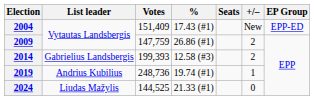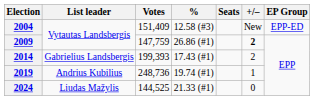(194, 27) 17.43 (#1) -> (194, 27) 12.58 (#3)
(253, 42) normal -> (253, 42) bold
(194, 57) 12.58 (#3) -> (194, 57) 17.43 (#1)
